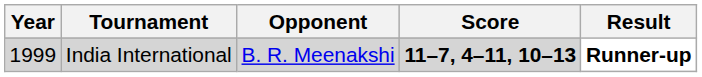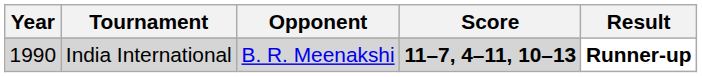(33, 55) 1999 -> (33, 55) 1990
